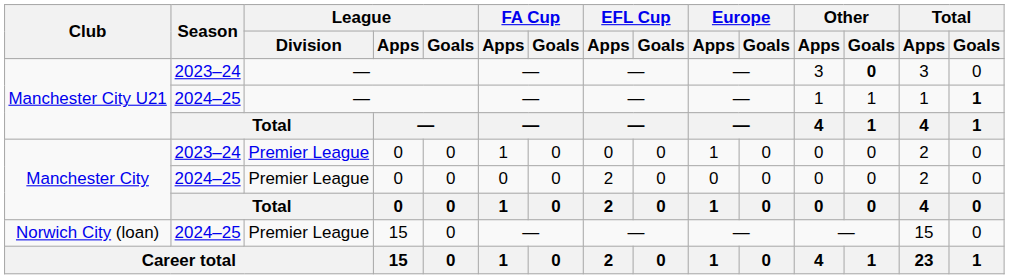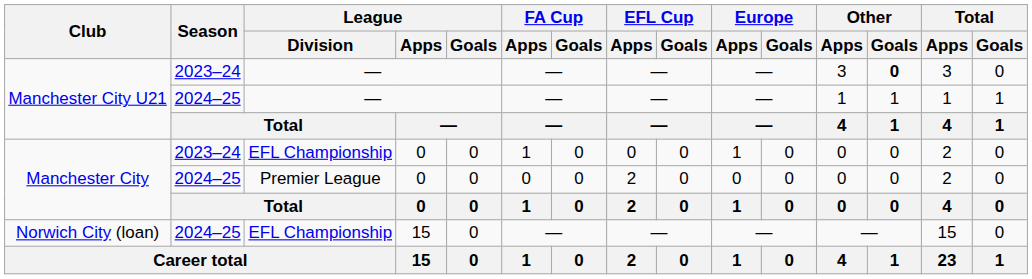(977, 98) bold -> (1000, 98) normal
(309, 152) Premier League -> (320, 152) EFL Championship
(309, 233) Premier League -> (320, 233) EFL Championship
